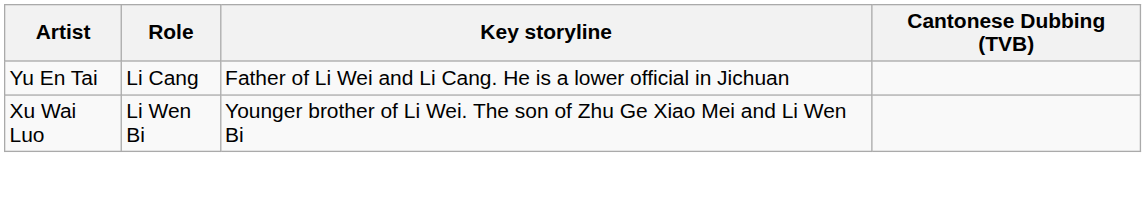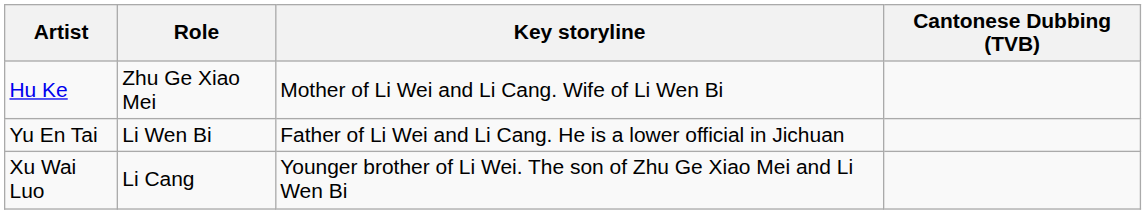+ row: (39, 89)
(162, 77) Li Cang -> (167, 134) Li Wen Bi
(159, 122) Li Wen Bi -> (158, 179) Li Cang
